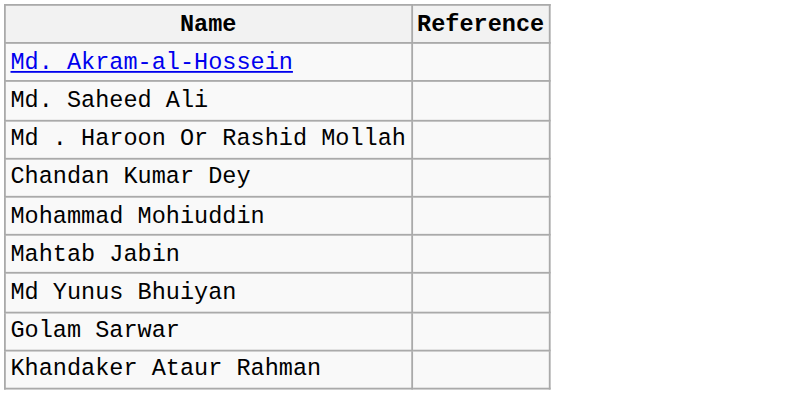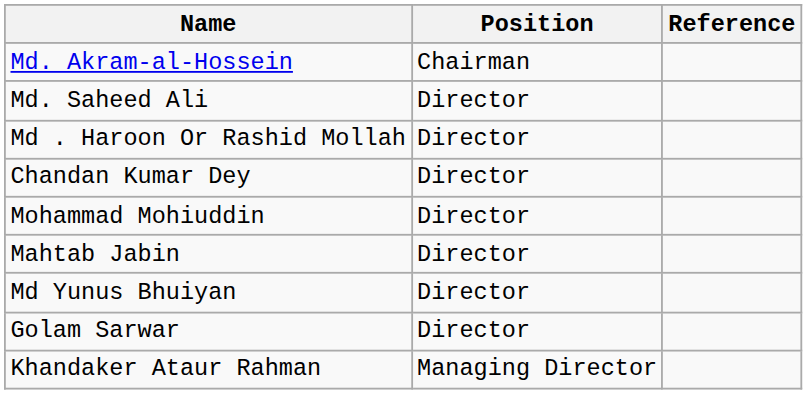+ column: (537, 24)
